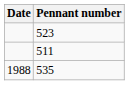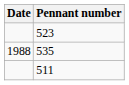rows swapped: (45, 51) <-> (45, 70)
